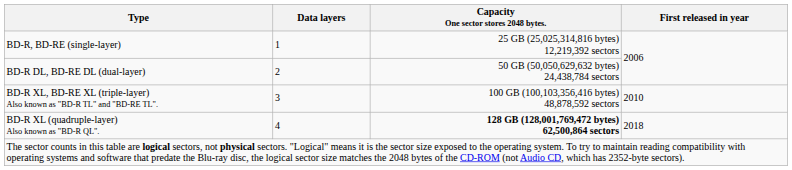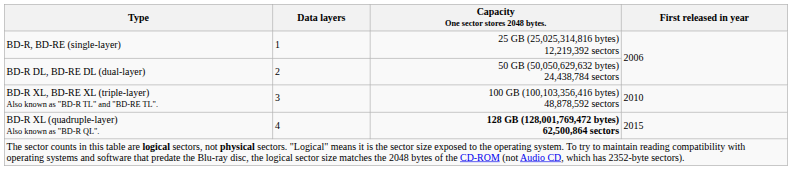(634, 125) 2018 -> (634, 125) 2015
